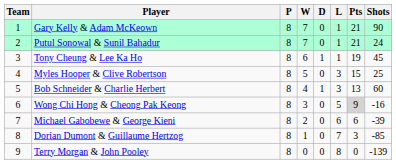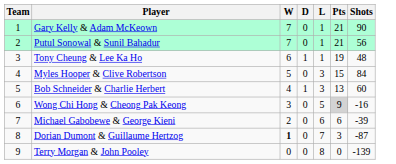- column: (289, 12)
(378, 43) 24 -> (362, 43) 56
(378, 58) 45 -> (362, 58) 48
(378, 74) 25 -> (362, 74) 84
(305, 136) normal -> (289, 136) bold
(378, 136) -85 -> (362, 136) -87
